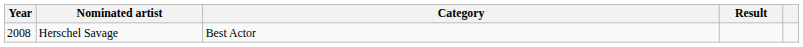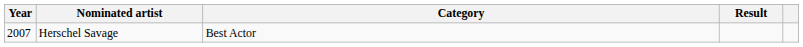(19, 32) 2008 -> (19, 32) 2007
